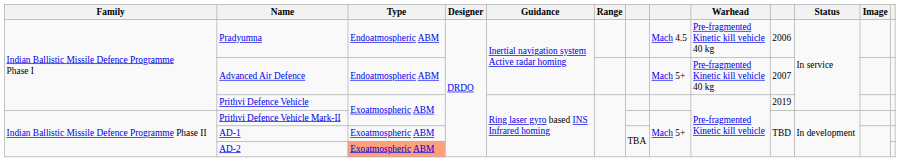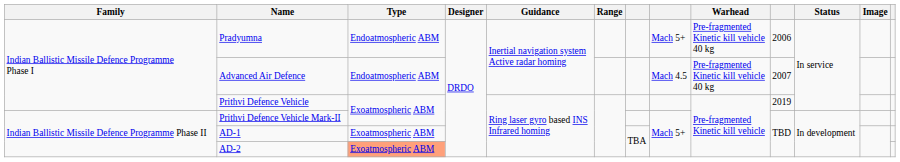(669, 38) Mach 4.5 -> (668, 38) Mach 5+
(668, 75) Mach 5+ -> (669, 75) Mach 4.5
